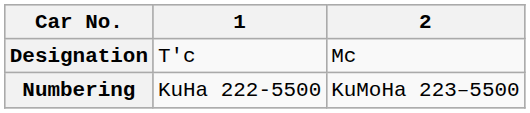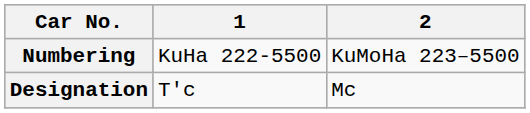rows swapped: (79, 56) <-> (79, 90)
